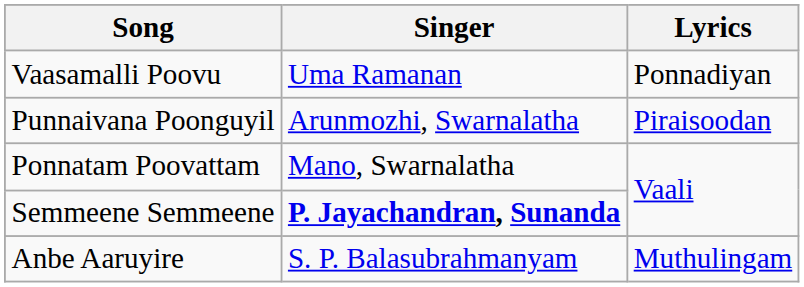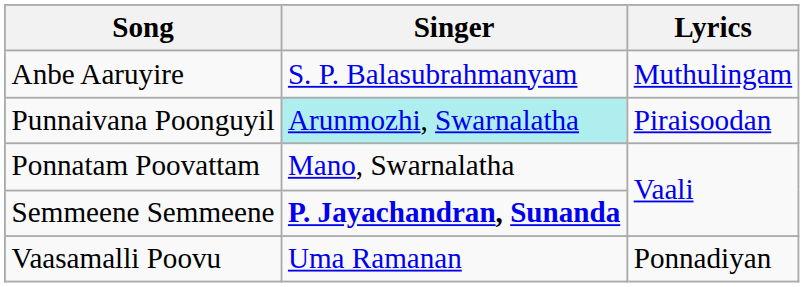rows swapped: (116, 73) <-> (98, 258)
(433, 119) no background -> (433, 119) paleturquoise background
